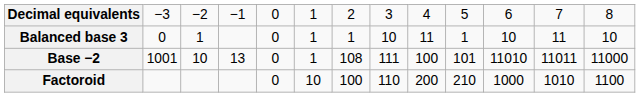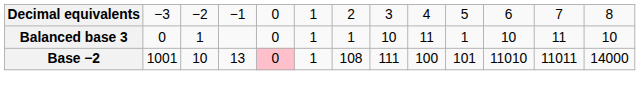(275, 59) no background -> (275, 59) pink background
(609, 59) 11000 -> (609, 59) 14000
- row: (74, 80)
